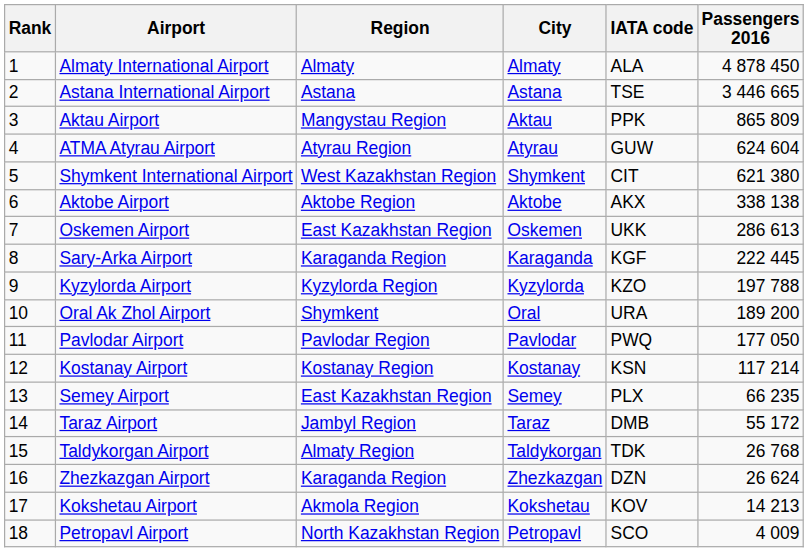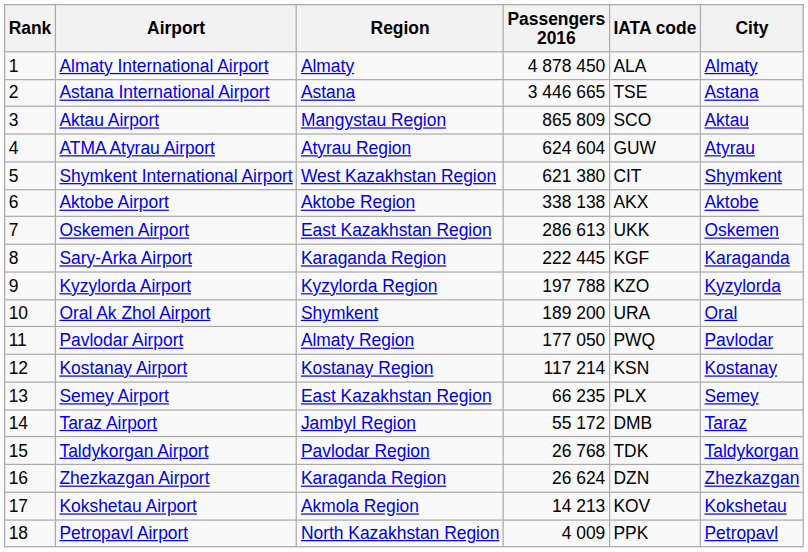columns swapped: (555, 28) <-> (750, 28)
(628, 121) PPK -> (632, 121) SCO
(365, 341) Pavlodar Region -> (358, 341) Almaty Region
(358, 451) Almaty Region -> (365, 451) Pavlodar Region
(629, 534) SCO -> (631, 534) PPK
